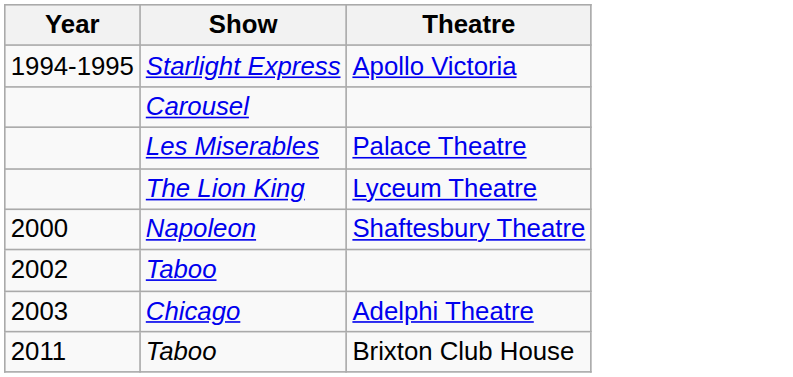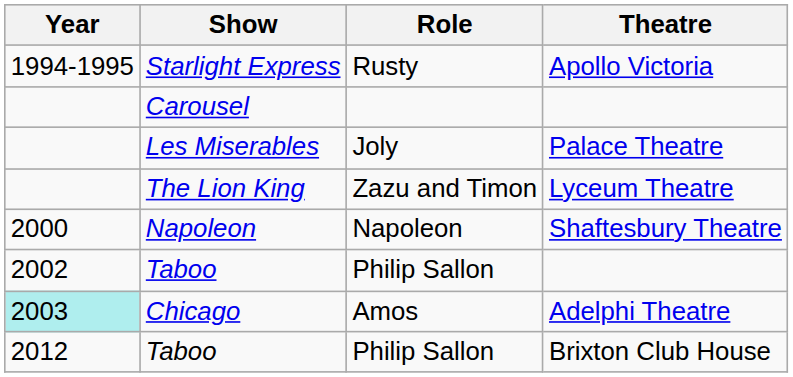+ column: (445, 24)
(39, 310) no background -> (39, 310) paleturquoise background
(38, 351) 2011 -> (39, 351) 2012
